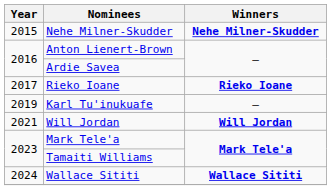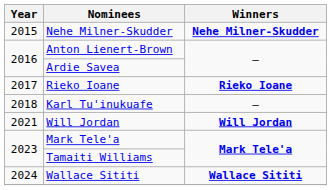(24, 103) 2019 -> (24, 103) 2018
